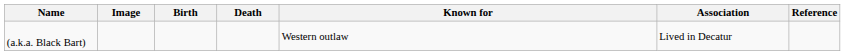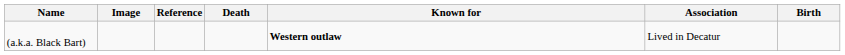columns swapped: (185, 13) <-> (815, 13)
(315, 36) normal -> (306, 36) bold
